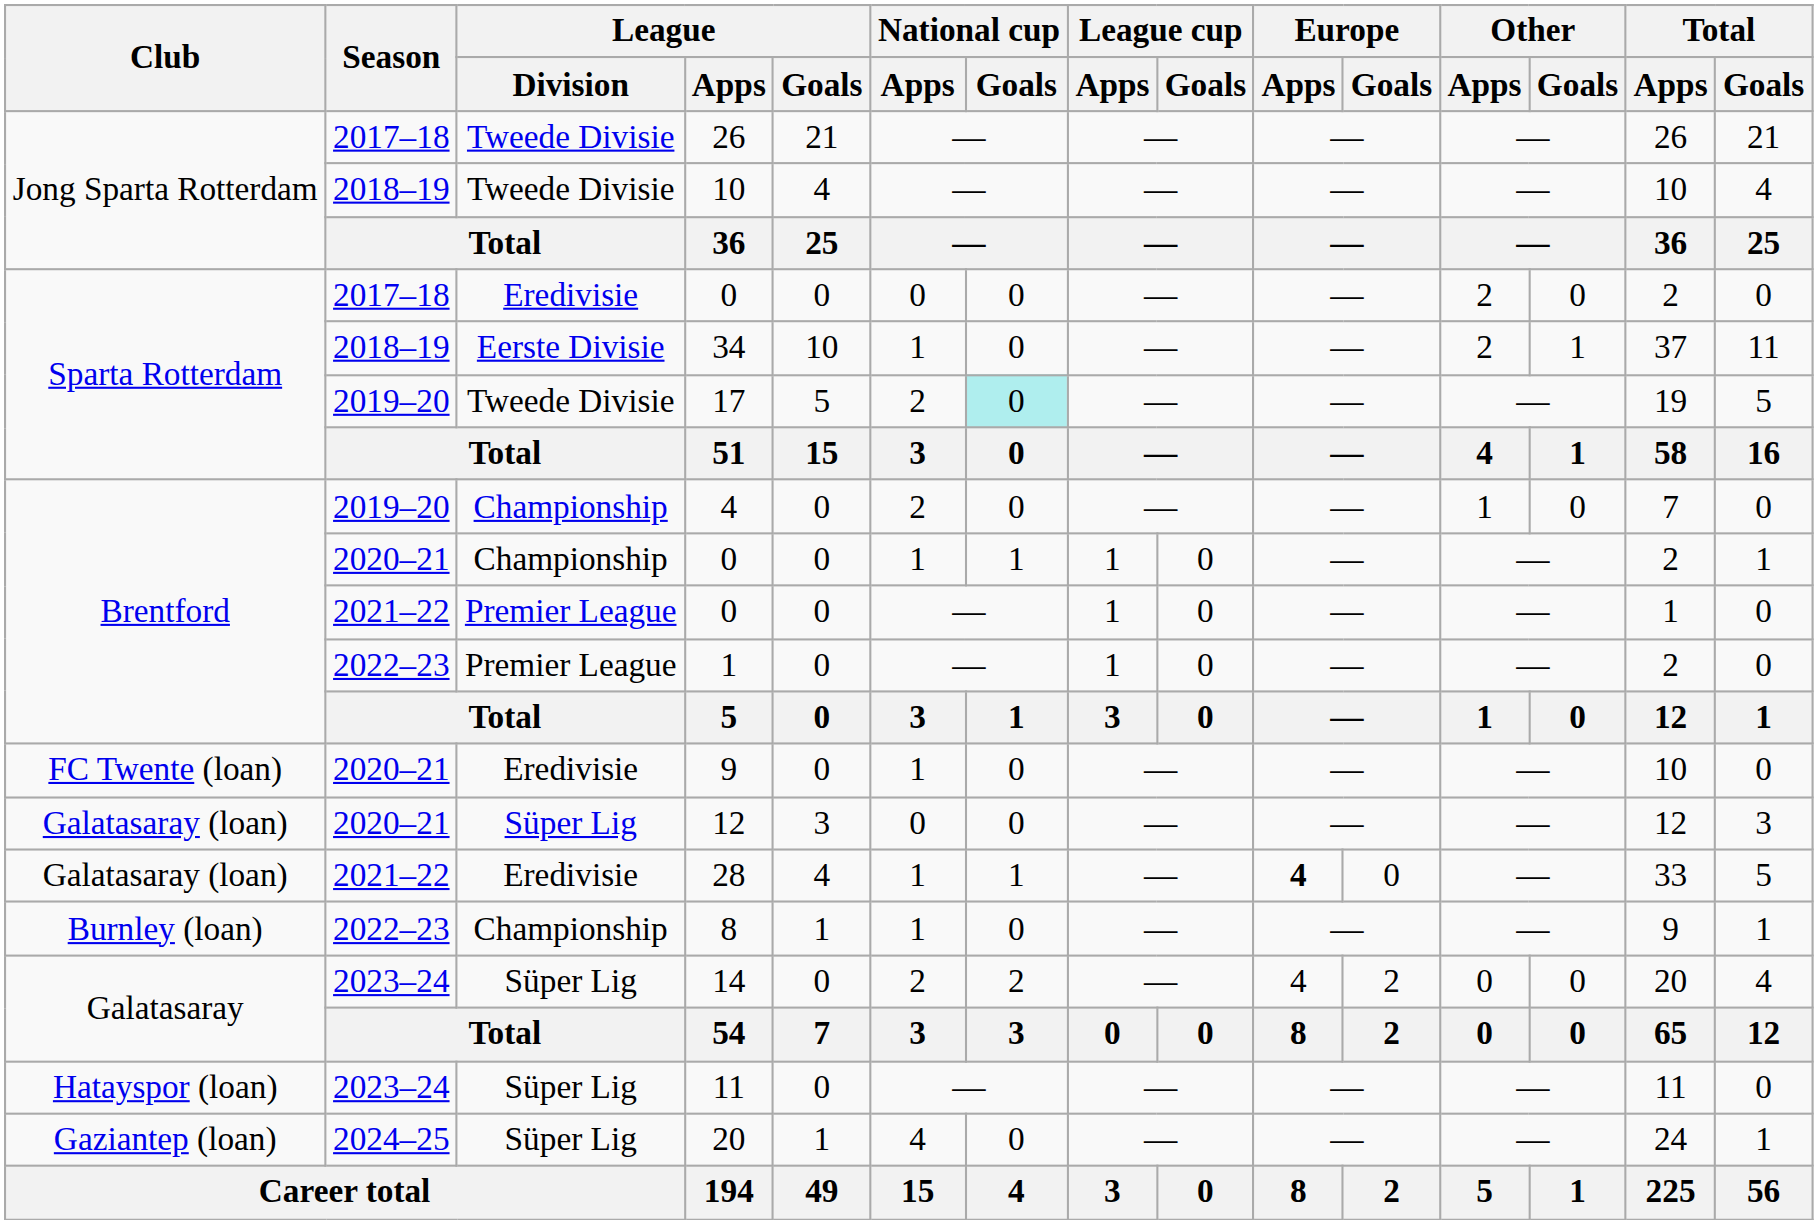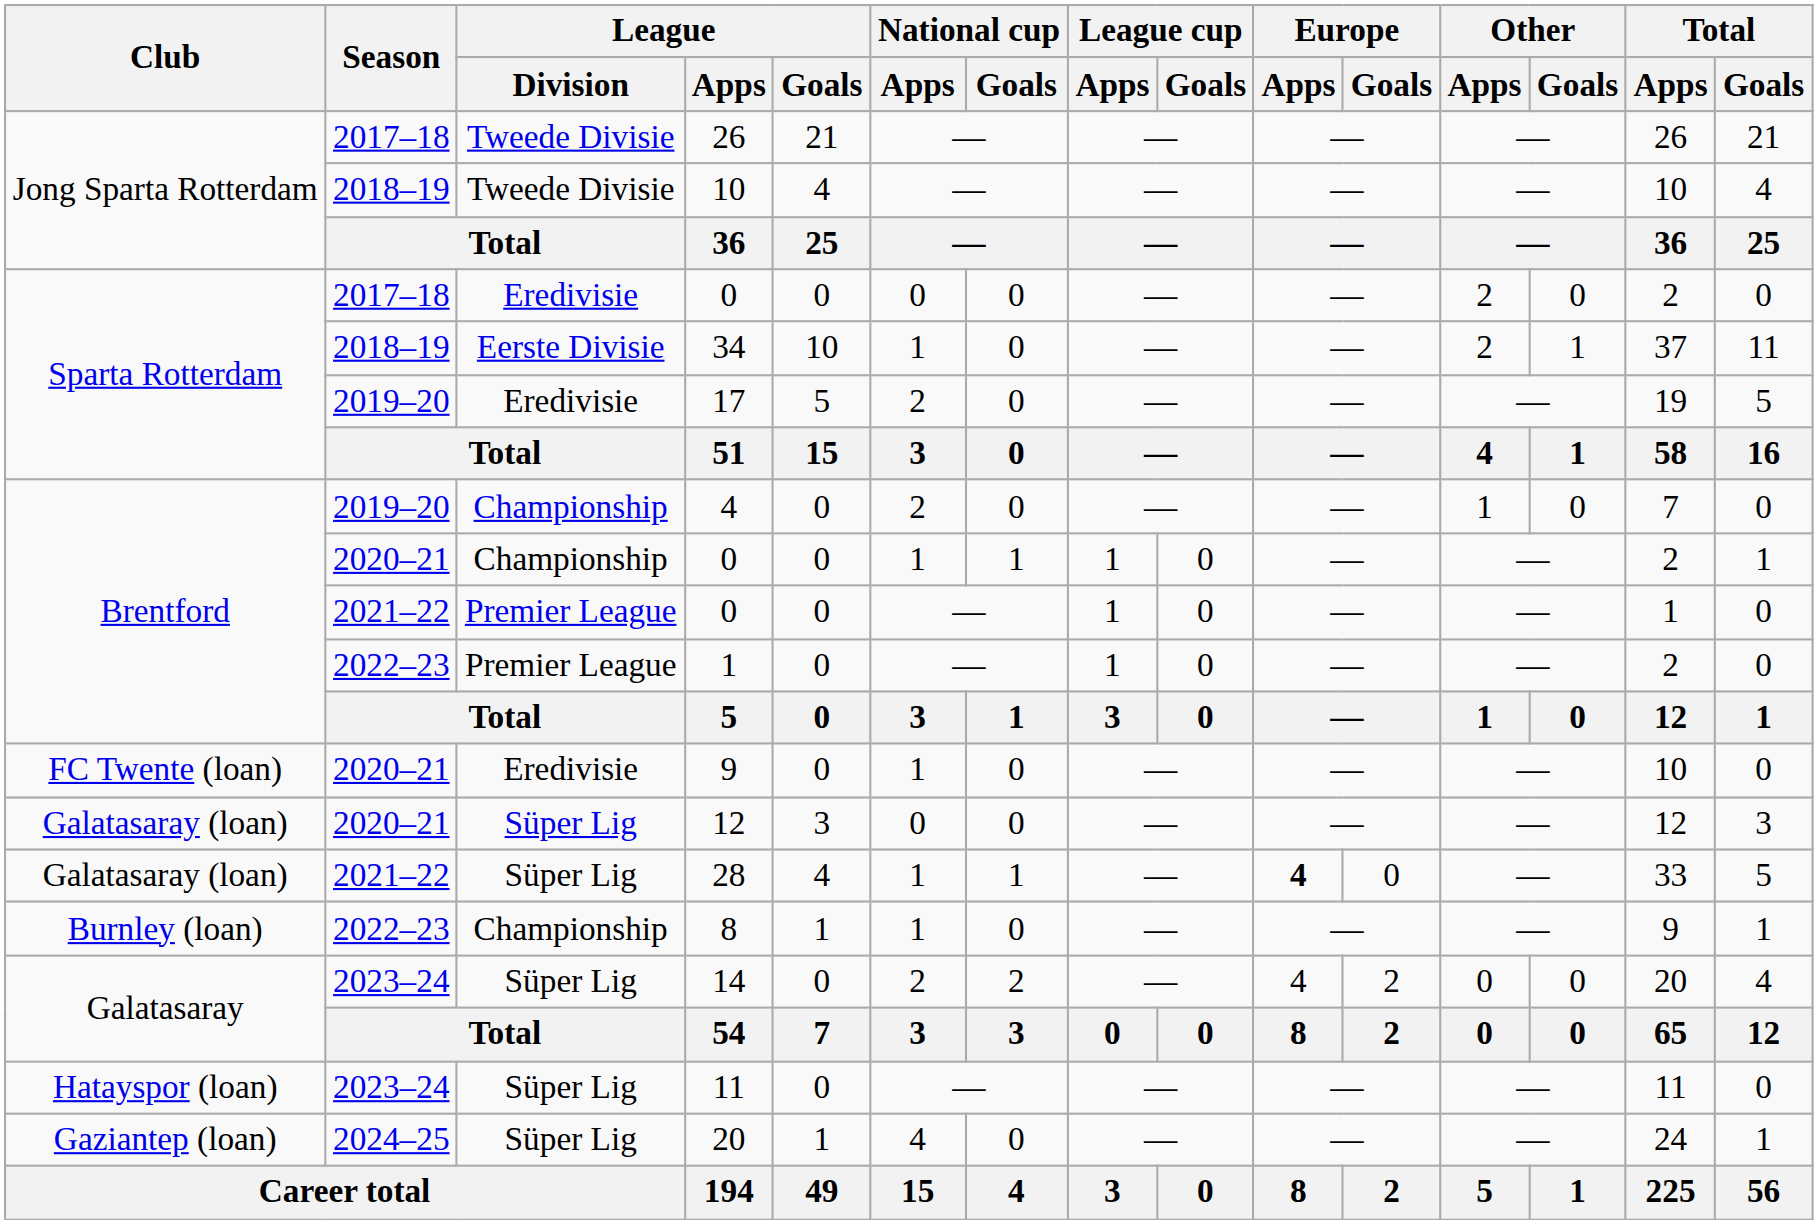(571, 400) Tweede Divisie -> (571, 400) Eredivisie
(1016, 400) paleturquoise background -> (1016, 400) no background
(571, 875) Eredivisie -> (571, 875) Süper Lig
